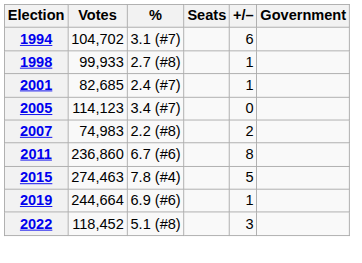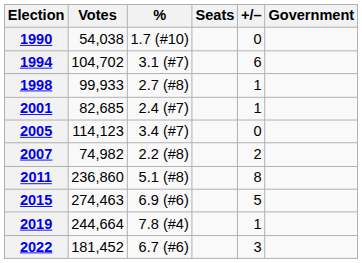+ row: (36, 39)
(102, 131) 74,983 -> (102, 154) 74,982
(156, 154) 6.7 (#6) -> (164, 177) 5.1 (#8)
(156, 177) 7.8 (#4) -> (164, 200) 6.9 (#6)
(156, 200) 6.9 (#6) -> (164, 223) 7.8 (#4)
(98, 223) 118,452 -> (97, 246) 181,452
(156, 223) 5.1 (#8) -> (164, 246) 6.7 (#6)
